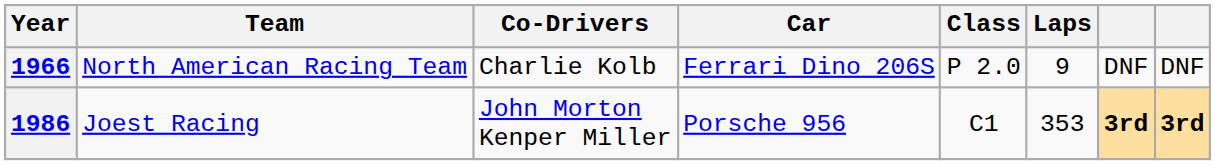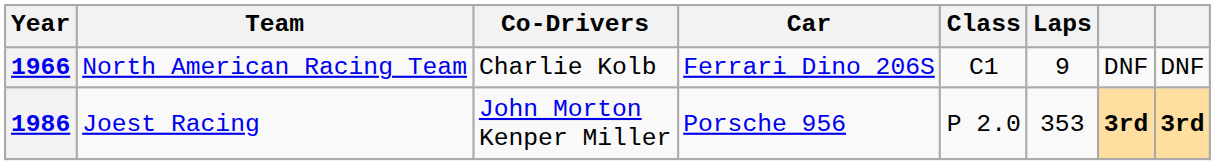(984, 67) P 2.0 -> (984, 67) C1
(984, 123) C1 -> (984, 123) P 2.0
